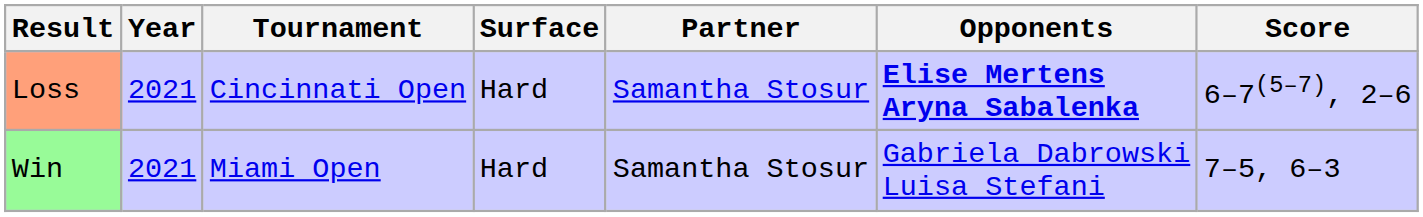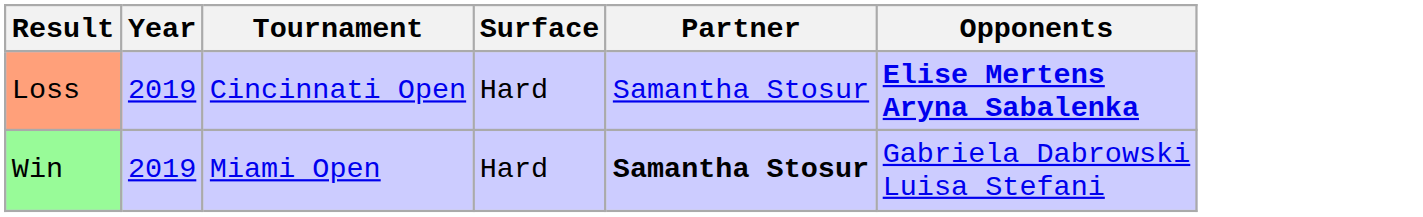- column: (1308, 28)
(162, 91) 2021 -> (162, 91) 2019
(162, 170) 2021 -> (162, 170) 2019
(741, 170) normal -> (741, 170) bold
